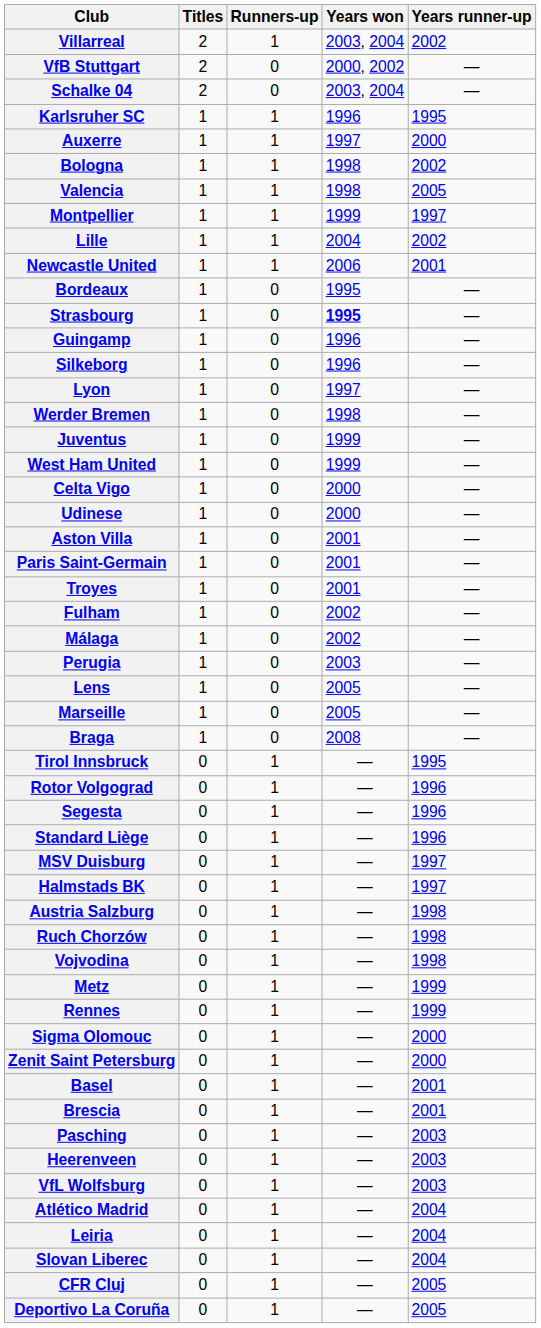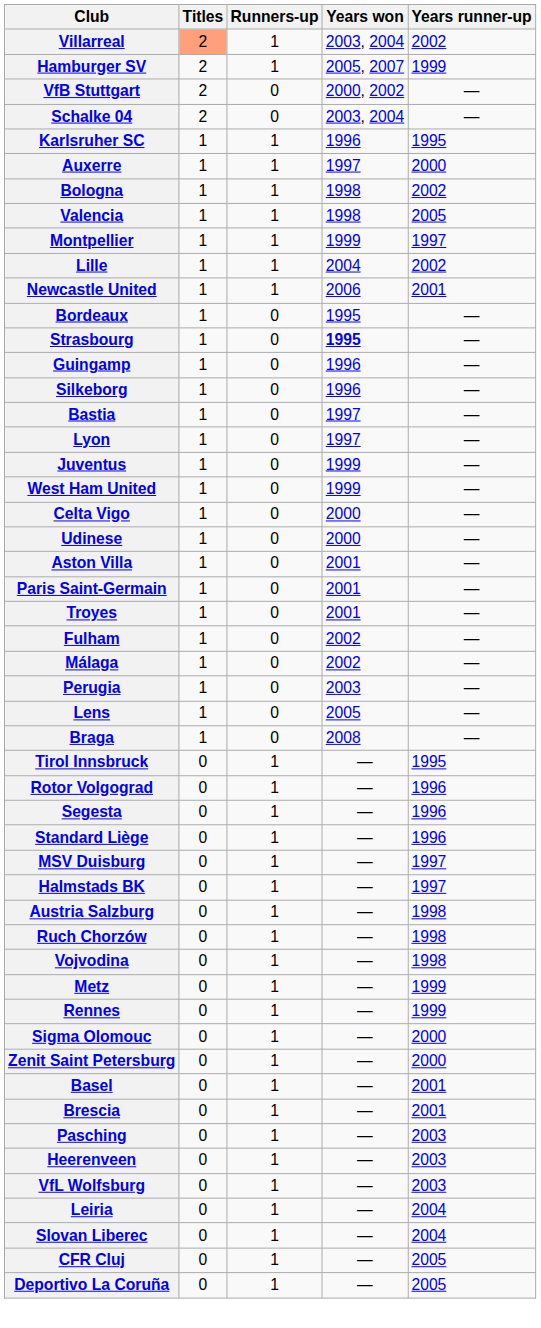(203, 41) no background -> (203, 41) lightsalmon background
+ row: (92, 66)
+ row: (92, 414)
- row: (92, 414)
- row: (92, 713)
- row: (92, 1210)
